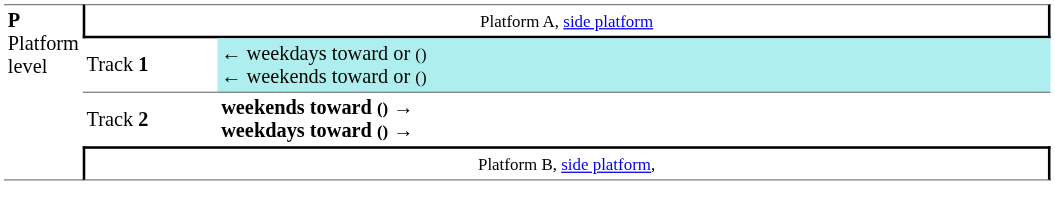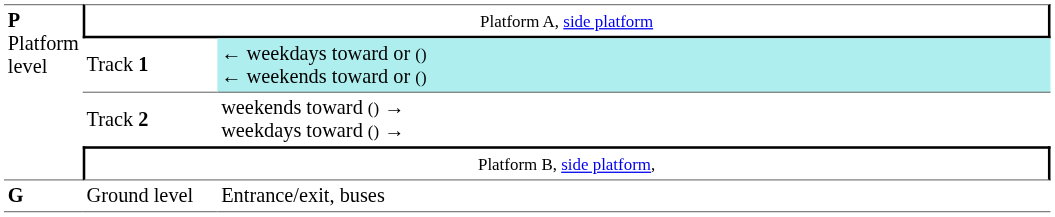(317, 119) bold -> (313, 119) normal
+ row: (140, 195)
